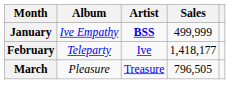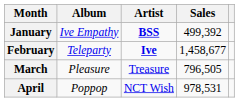(193, 32) 499,999 -> (203, 32) 499,392
(144, 50) normal -> (149, 50) bold
(193, 50) 1,418,177 -> (203, 50) 1,458,677
+ row: (31, 87)
